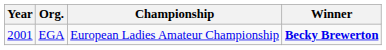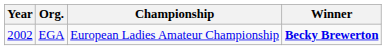(20, 34) 2001 -> (20, 34) 2002
